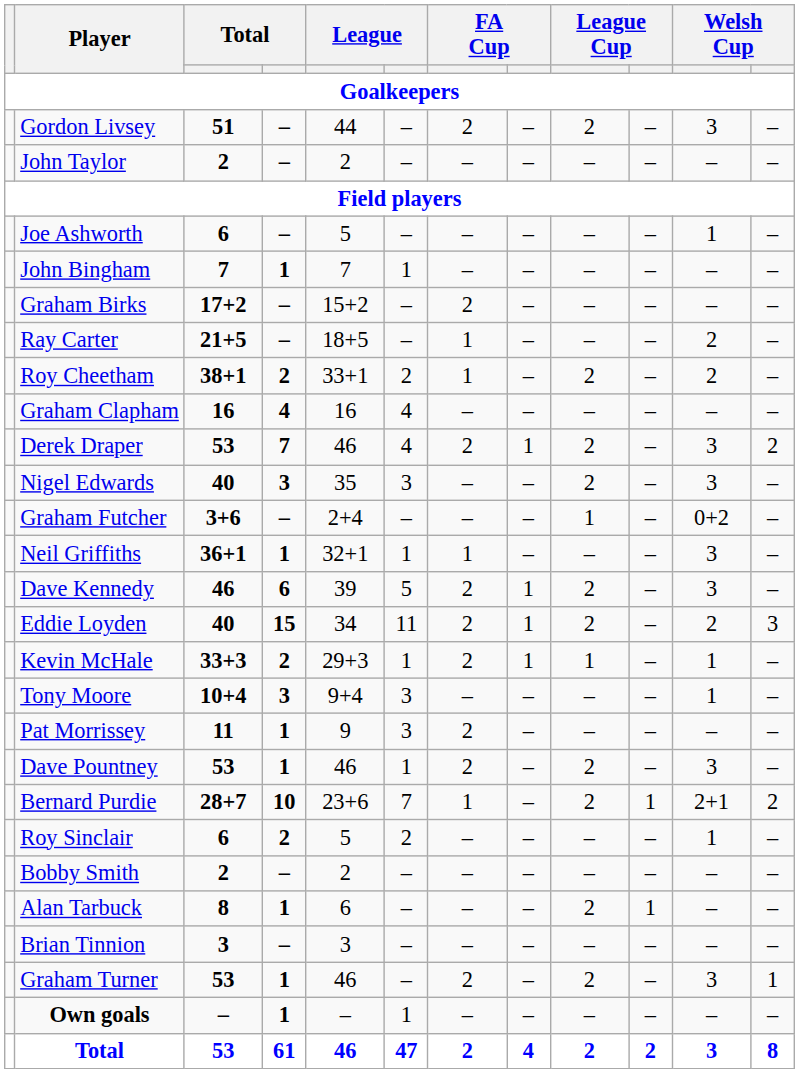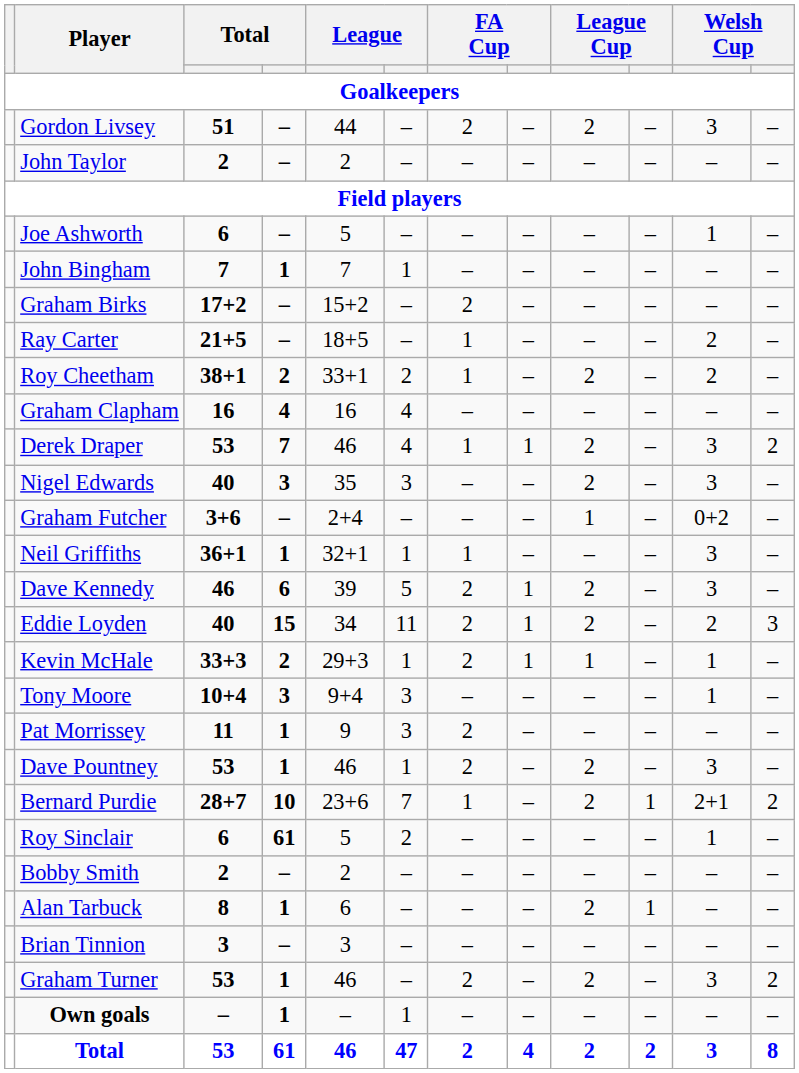(467, 446) 2 -> (467, 446) 1
(284, 837) 2 -> (284, 837) 61
(773, 979) 1 -> (773, 979) 2
